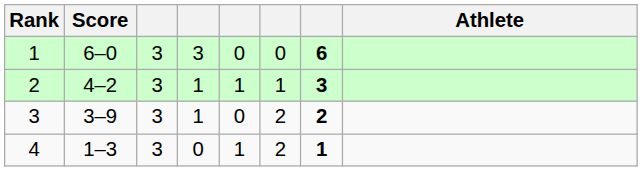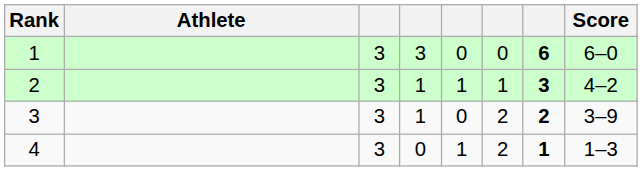columns swapped: (490, 20) <-> (100, 20)
